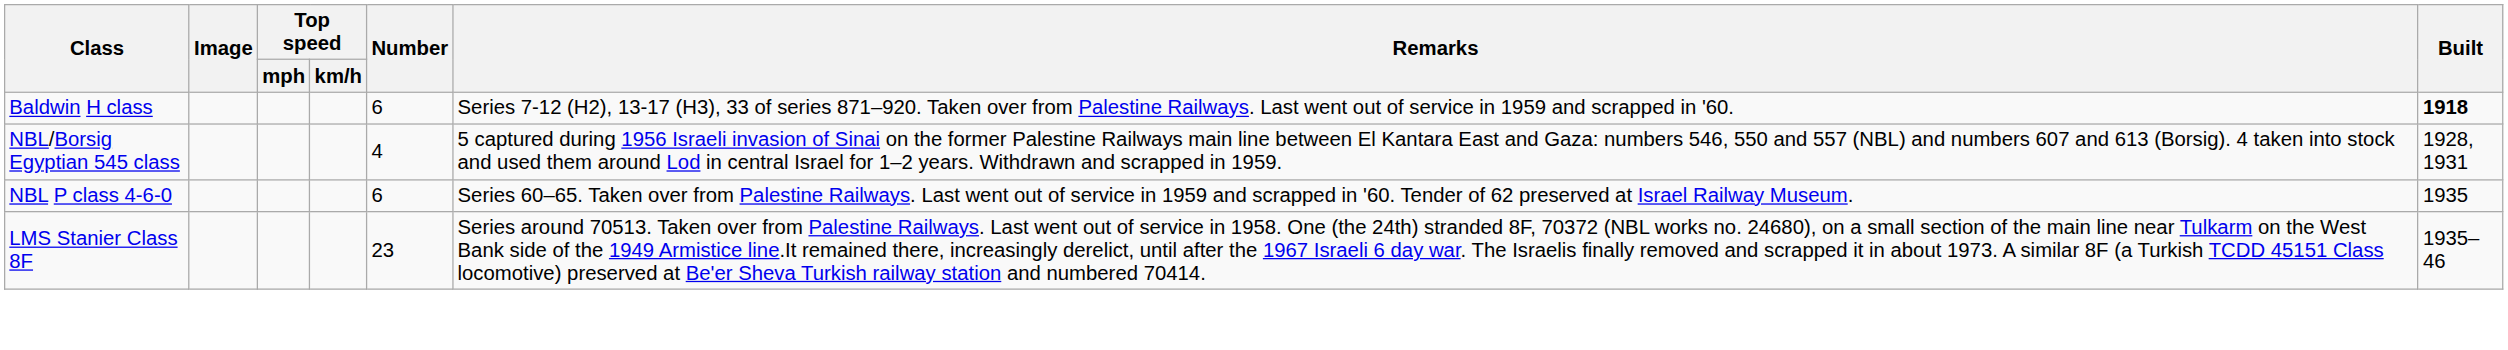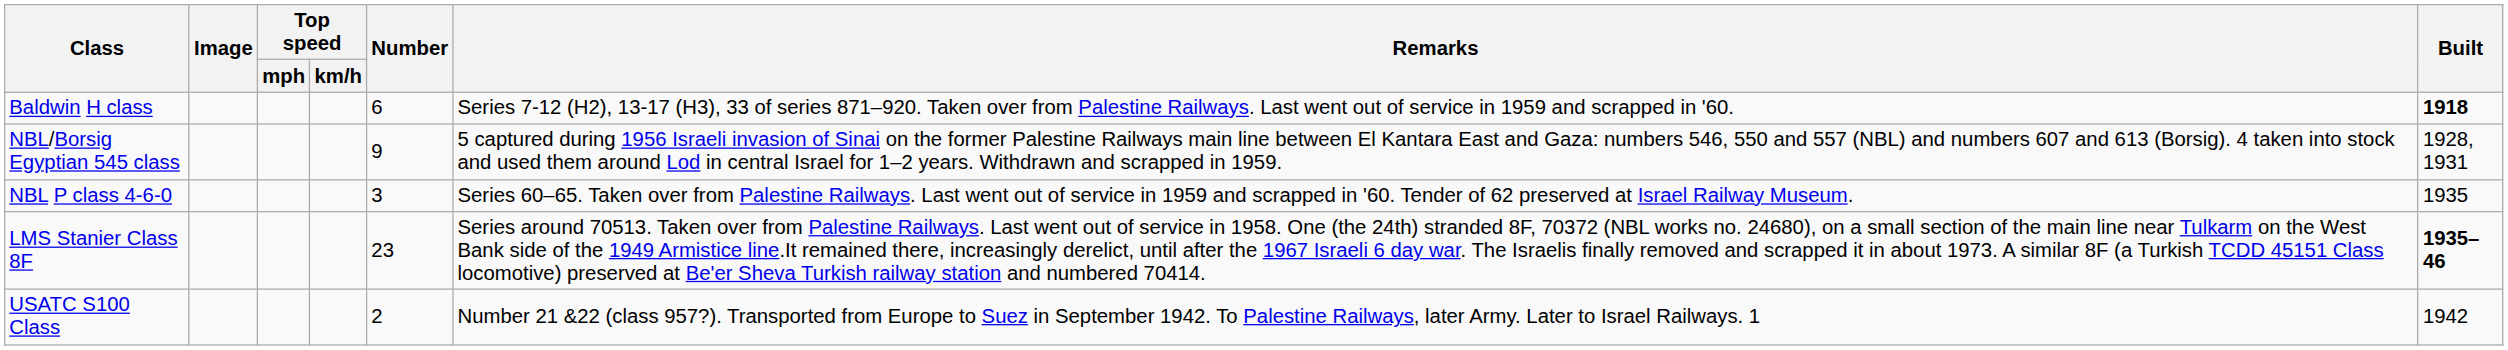(377, 151) 4 -> (377, 151) 9
(377, 195) 6 -> (377, 195) 3
(2451, 250) normal -> (2451, 250) bold
+ row: (70, 316)
